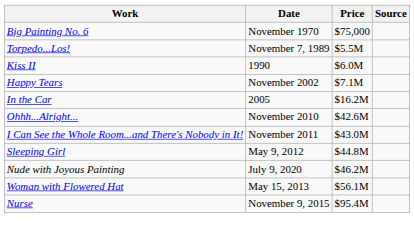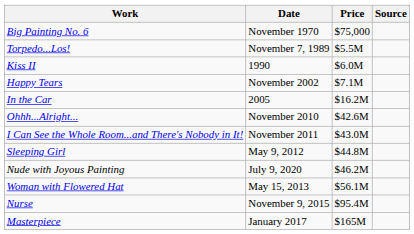+ row: (34, 221)
